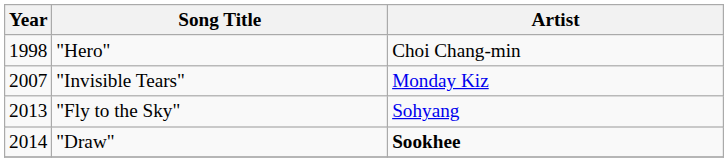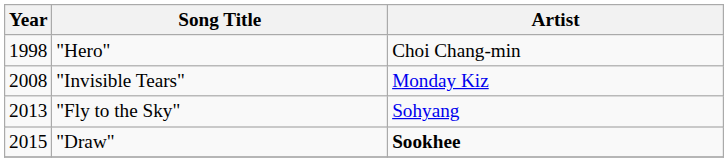(28, 80) 2007 -> (28, 80) 2008
(28, 141) 2014 -> (28, 141) 2015
